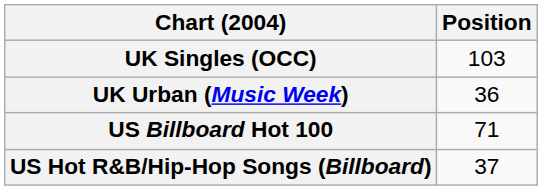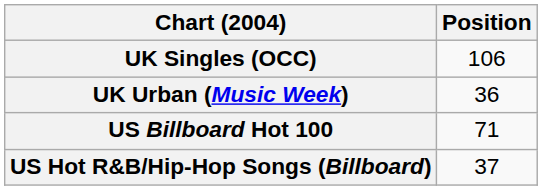(487, 58) 103 -> (487, 58) 106
